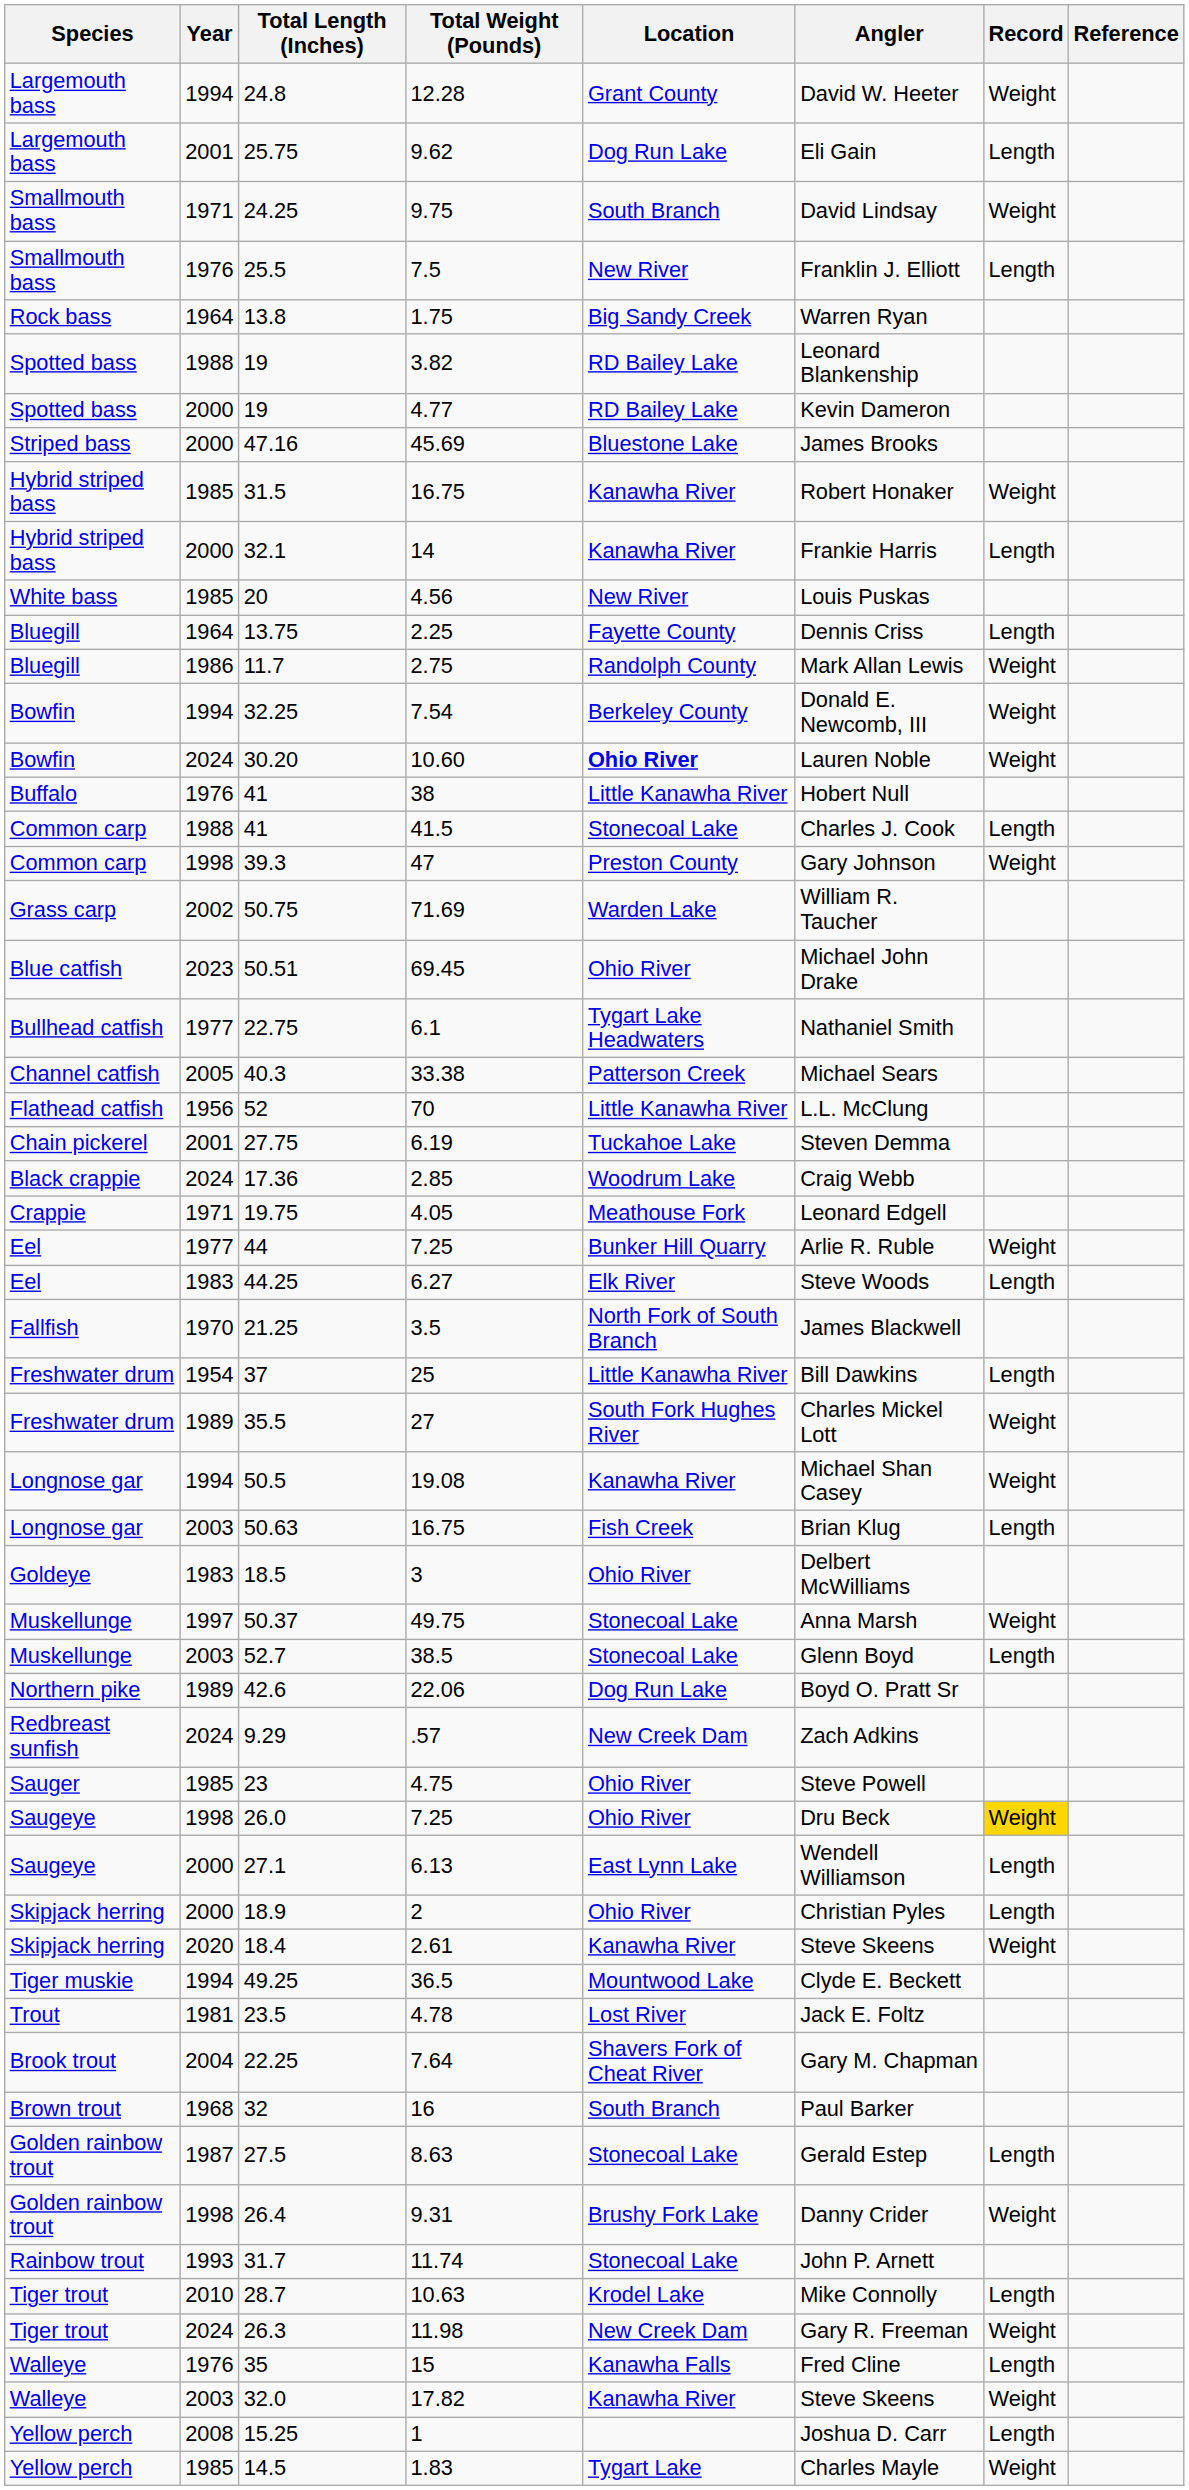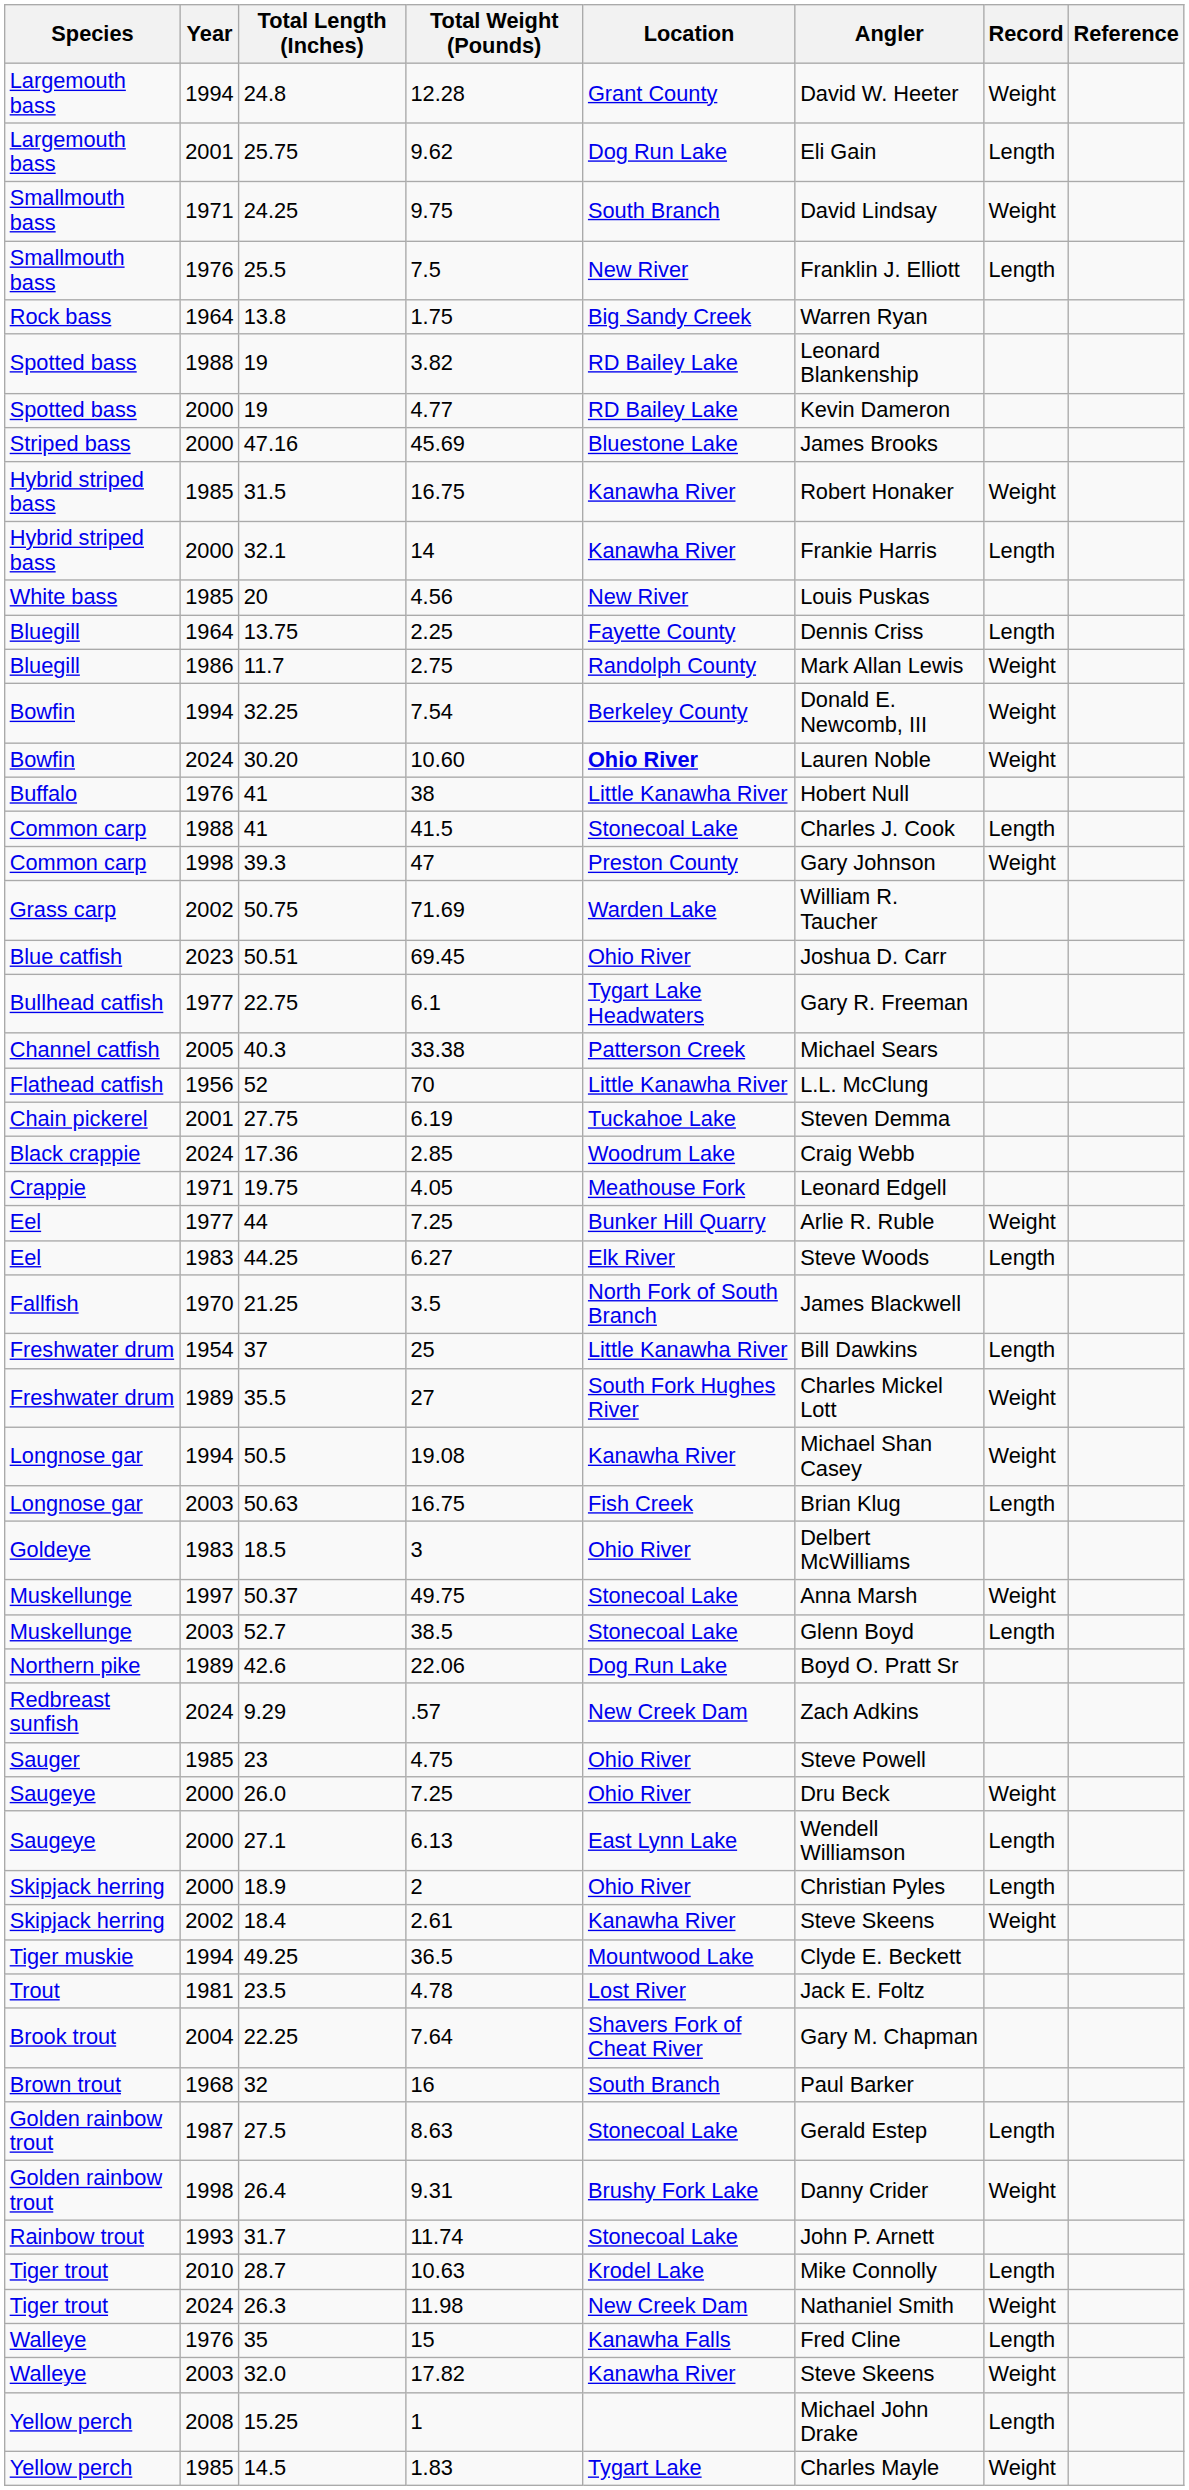(864, 968) Michael John Drake -> (873, 956) Joshua D. Carr
(877, 1027) Nathaniel Smith -> (884, 1003) Gary R. Freeman
(209, 1818) 1998 -> (209, 1793) 2000
(1022, 1818) gold background -> (1022, 1793) no background
(209, 1946) 2020 -> (209, 1921) 2002
(884, 2330) Gary R. Freeman -> (877, 2305) Nathaniel Smith
(873, 2433) Joshua D. Carr -> (864, 2421) Michael John Drake
